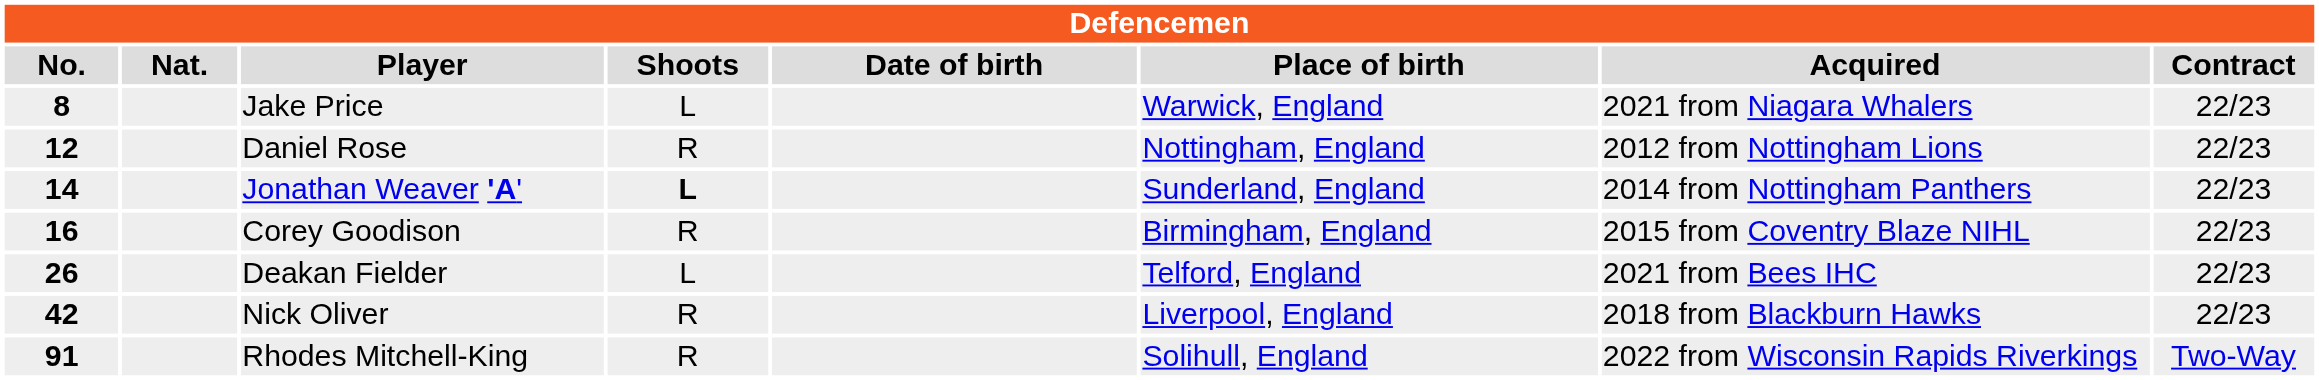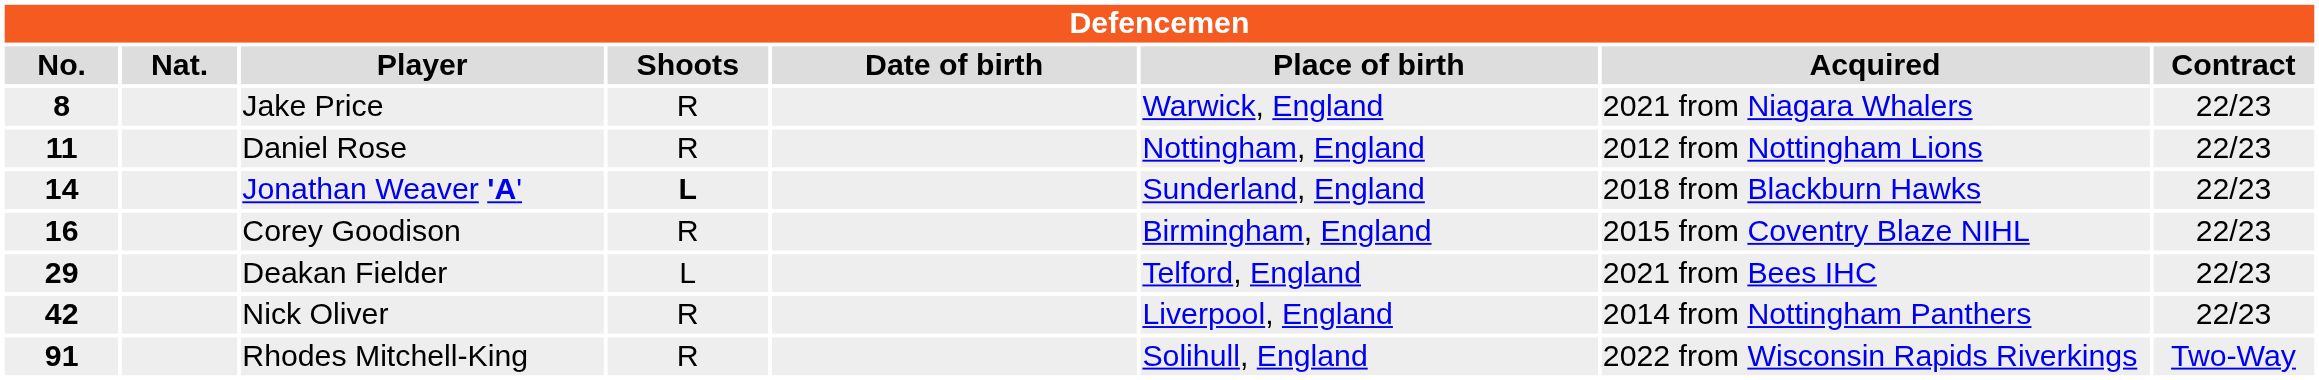(688, 106) L -> (688, 106) R
(62, 147) 12 -> (62, 147) 11
(1817, 189) 2014 from Nottingham Panthers -> (1792, 189) 2018 from Blackburn Hawks
(62, 272) 26 -> (62, 272) 29
(1792, 314) 2018 from Blackburn Hawks -> (1817, 314) 2014 from Nottingham Panthers
